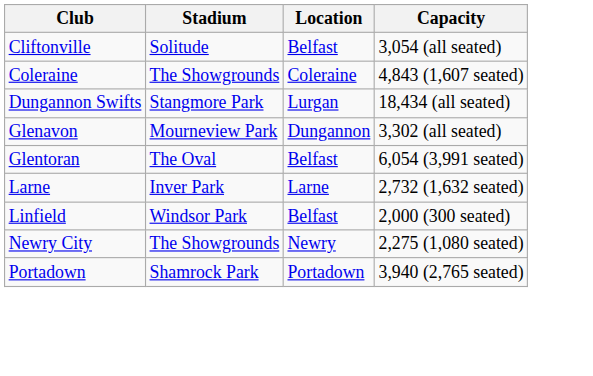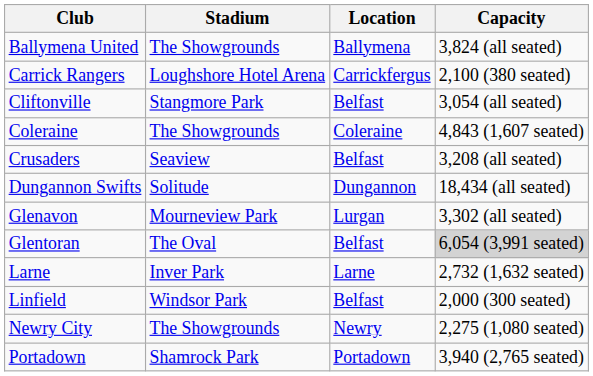+ row: (74, 46)
+ row: (67, 74)
(179, 46) Solitude -> (207, 103) Stangmore Park
+ row: (44, 159)
(207, 103) Stangmore Park -> (179, 187) Solitude
(313, 103) Lurgan -> (375, 187) Dungannon
(329, 131) Dungannon -> (359, 215) Lurgan
(451, 159) no background -> (511, 243) lightgrey background
